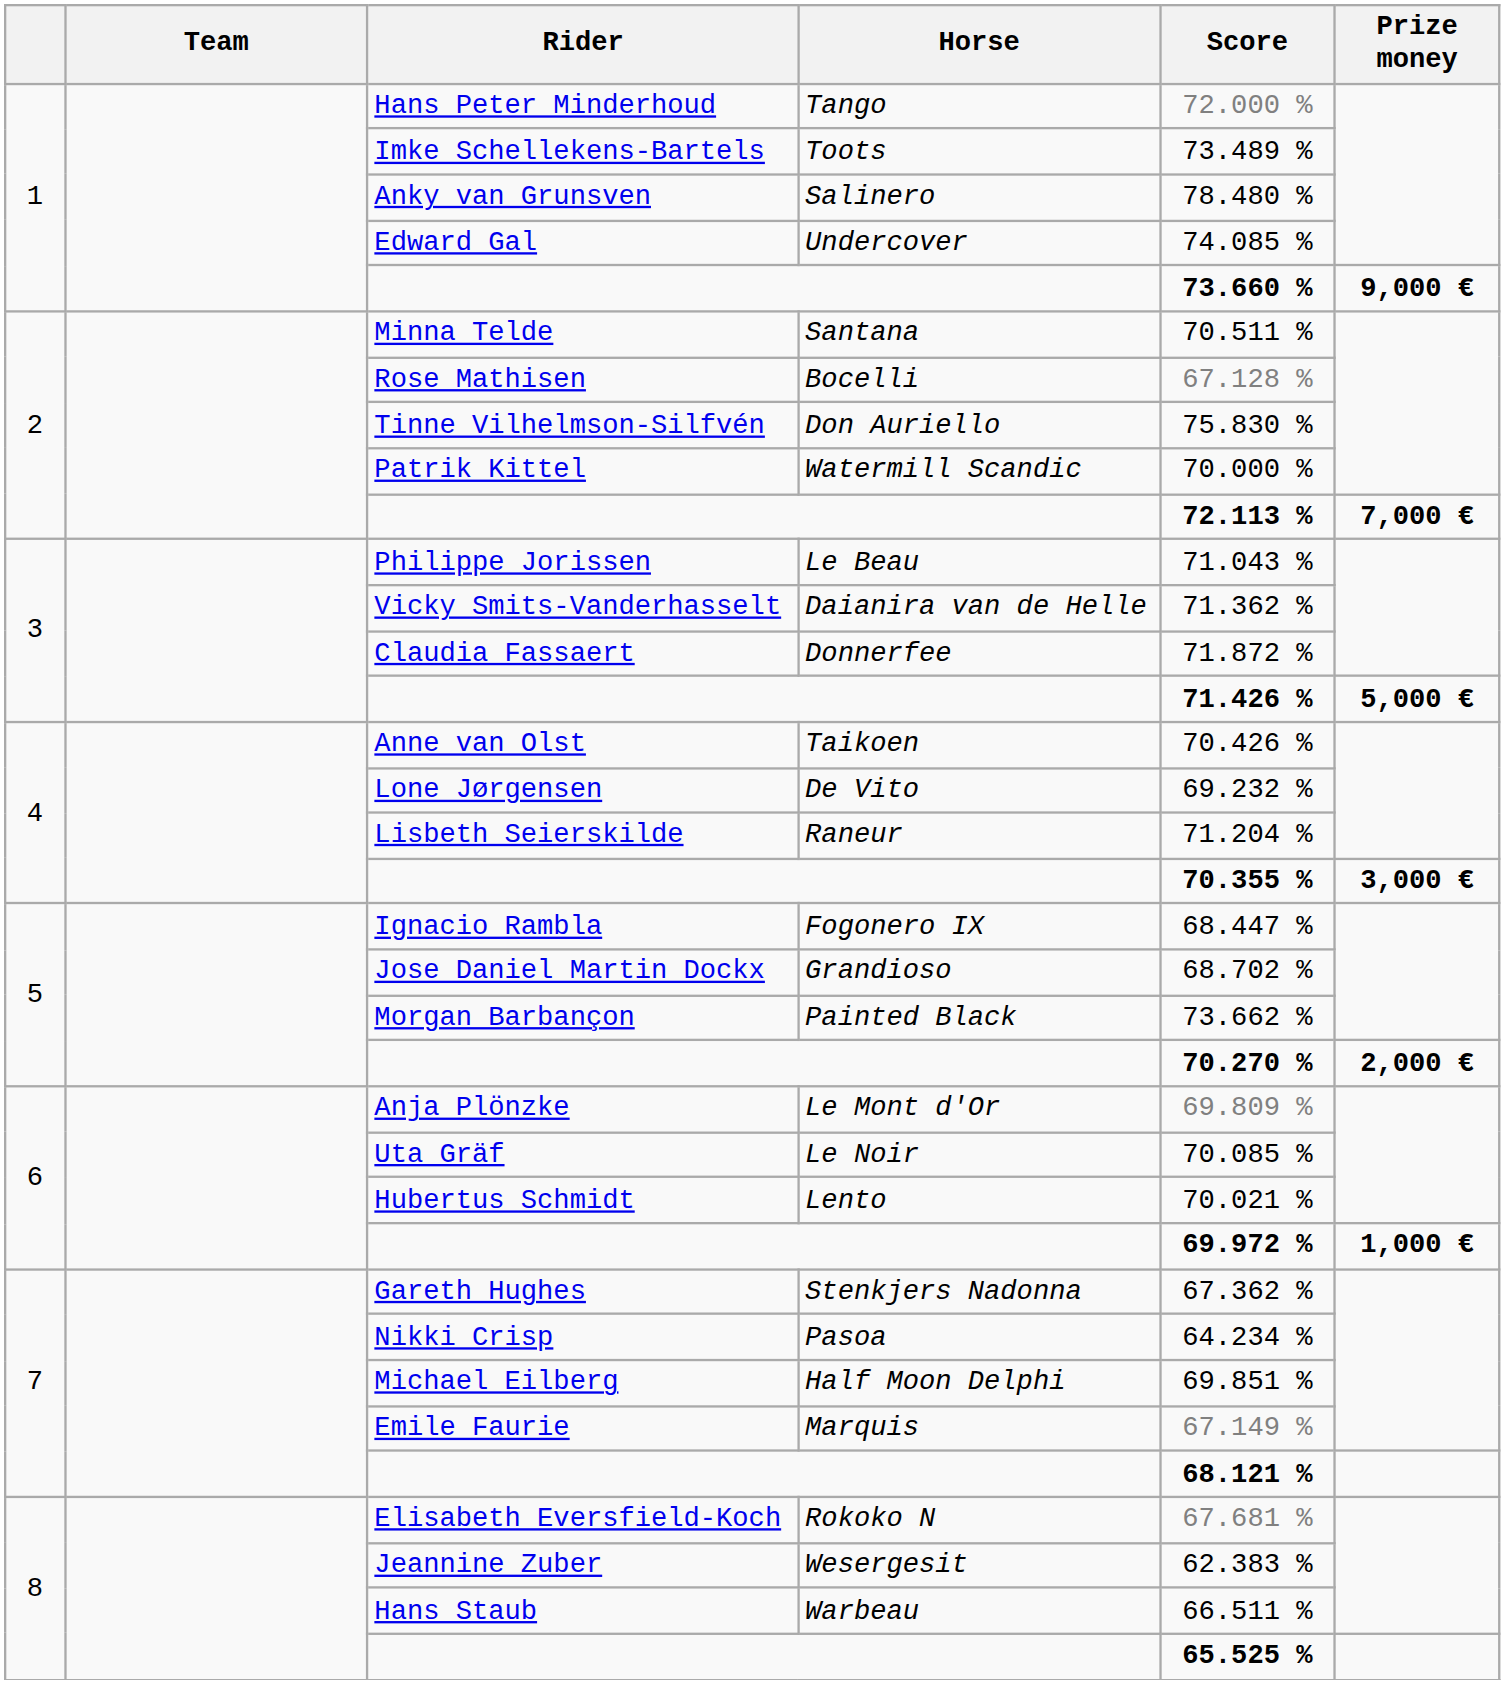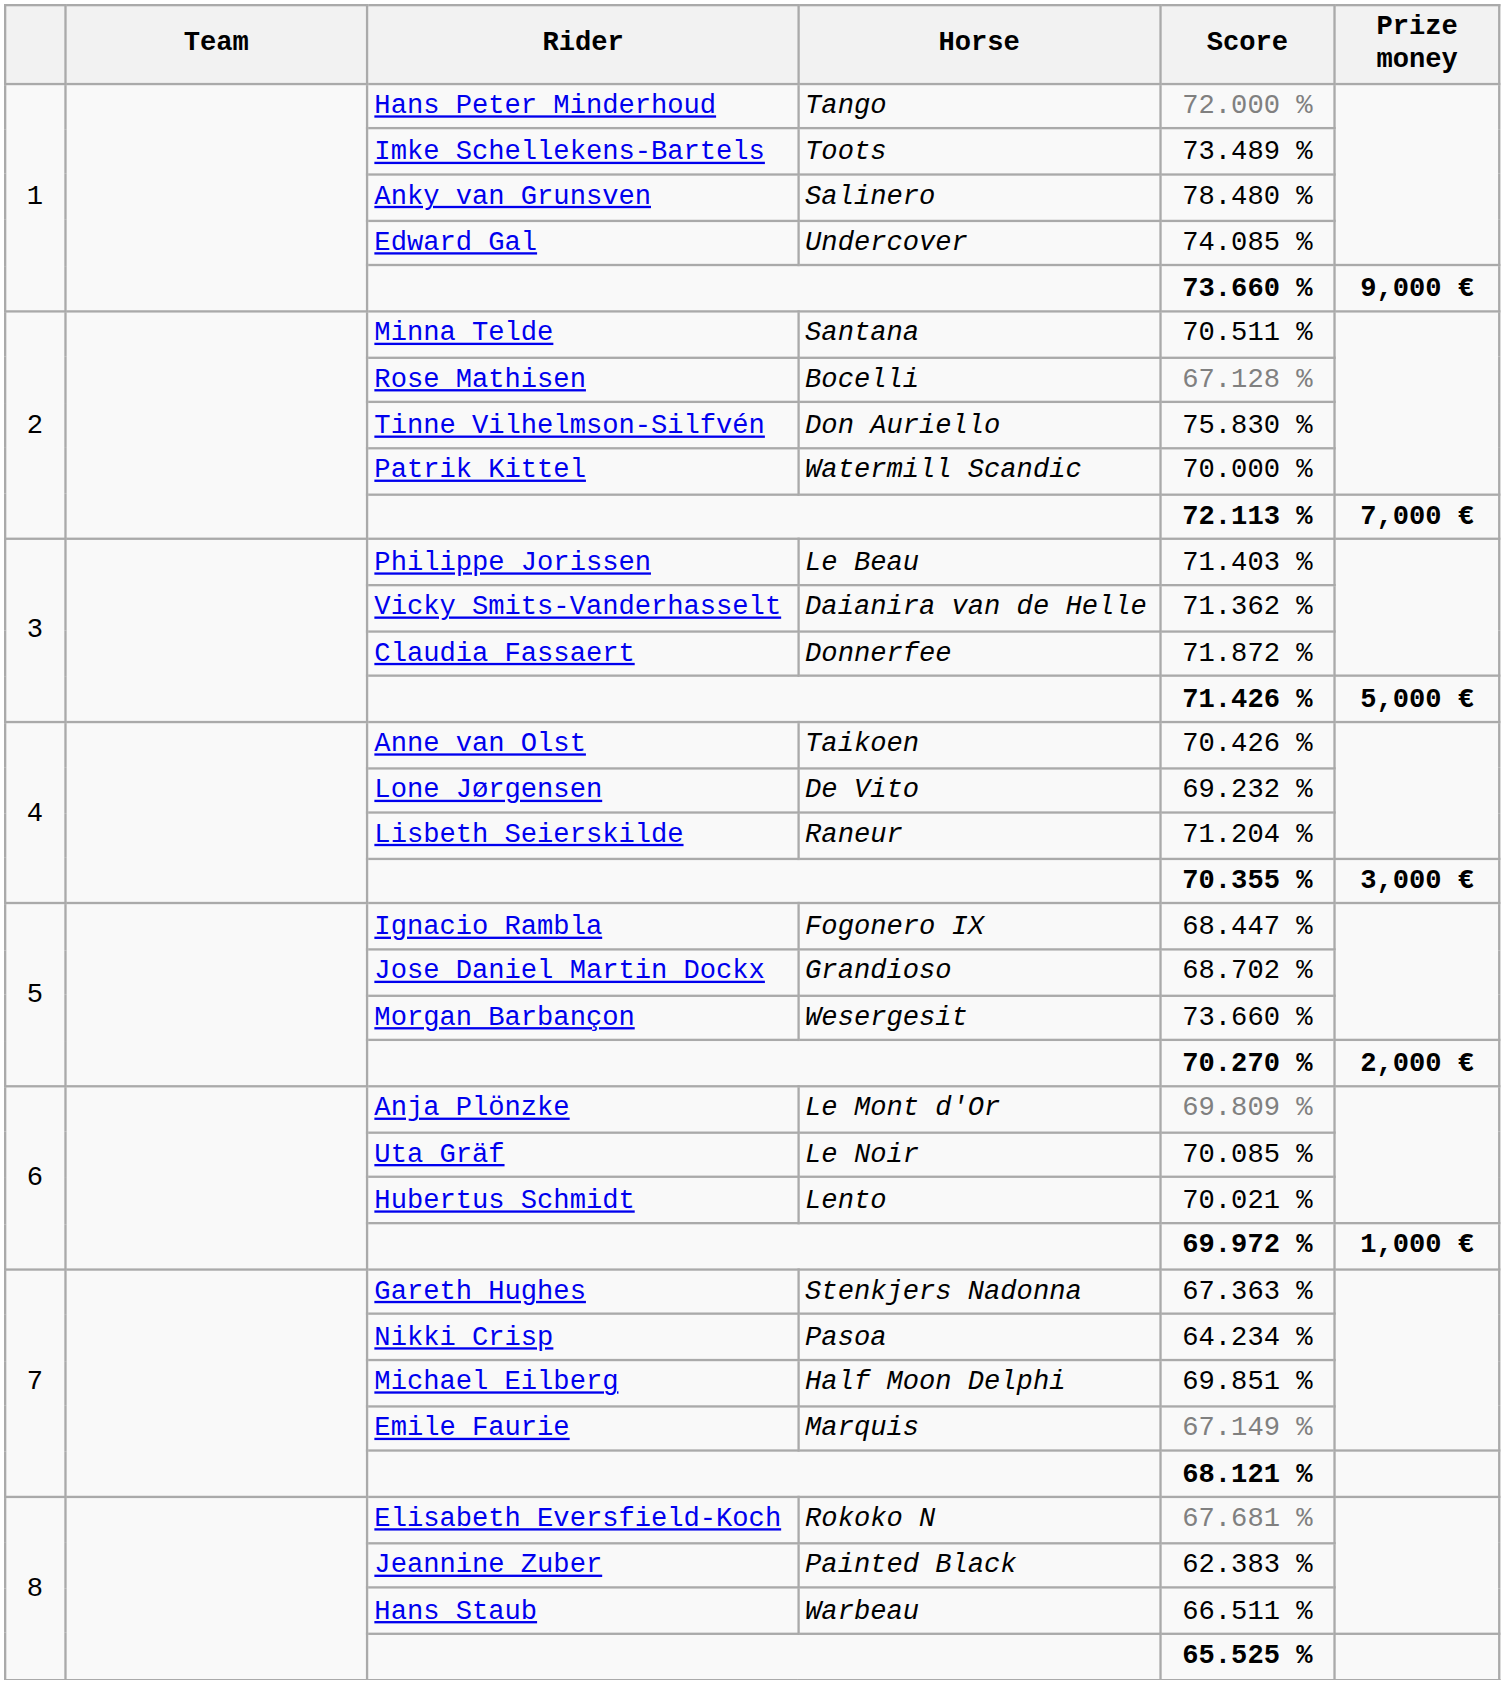(1247, 562) 71.043 % -> (1247, 562) 71.403 %
(911, 1018) Painted Black -> (886, 1018) Wesergesit
(1247, 1018) 73.662 % -> (1247, 1018) 73.660 %
(1247, 1291) 67.362 % -> (1247, 1291) 67.363 %
(886, 1565) Wesergesit -> (911, 1565) Painted Black
